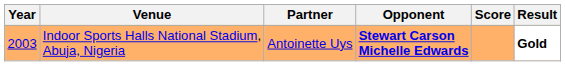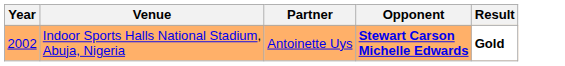- column: (493, 15)
(22, 43) 2003 -> (22, 43) 2002
